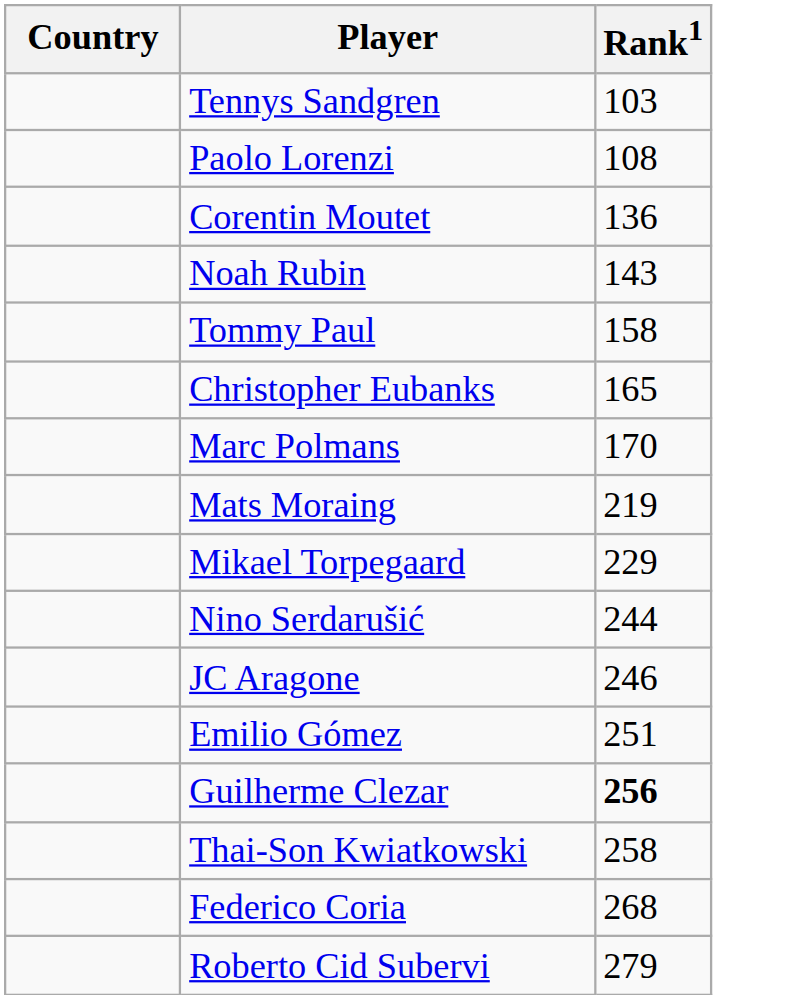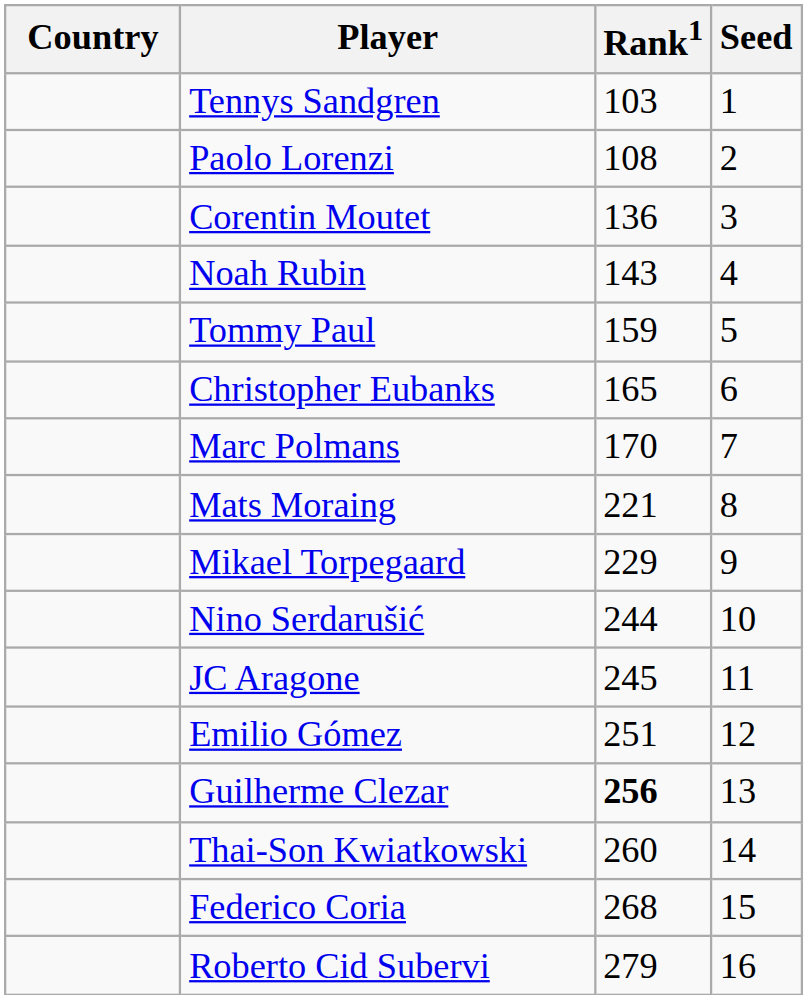+ column: (756, 38)
(630, 331) 158 -> (630, 331) 159
(630, 503) 219 -> (630, 503) 221
(630, 676) 246 -> (630, 676) 245
(630, 849) 258 -> (630, 849) 260
